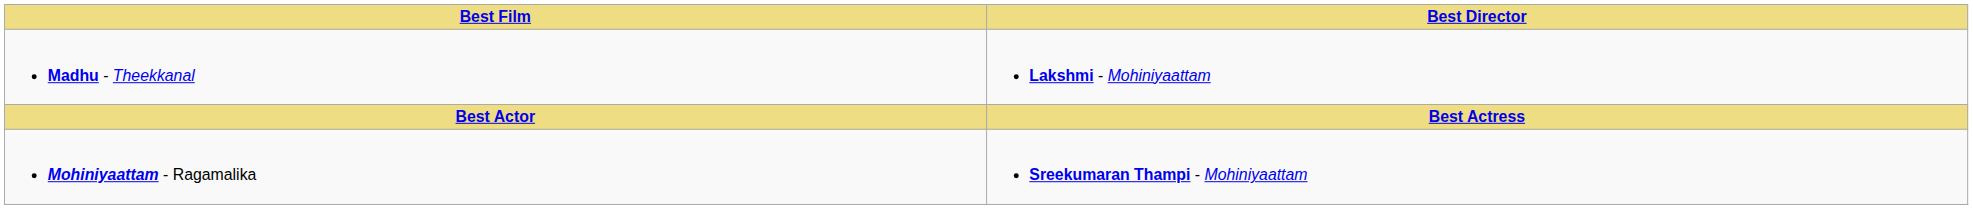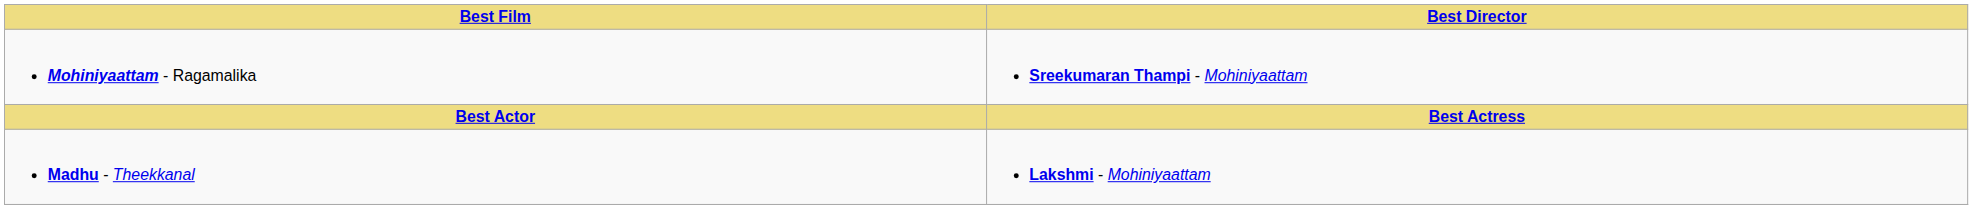rows swapped: (495, 176) <-> (495, 76)
